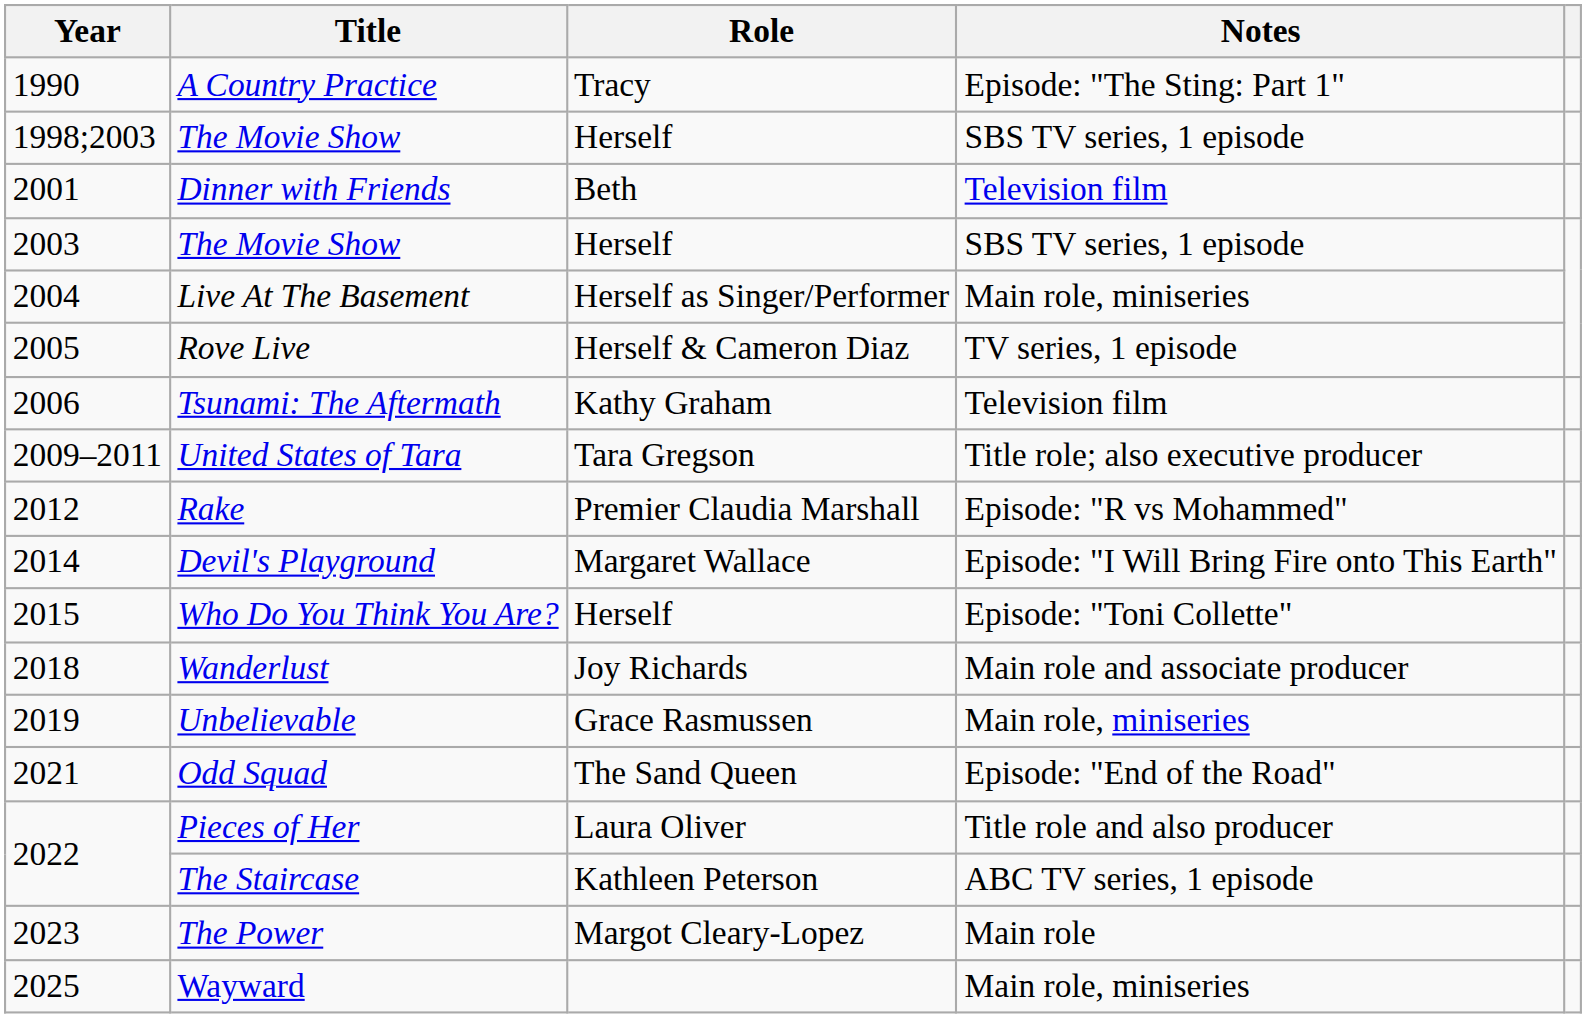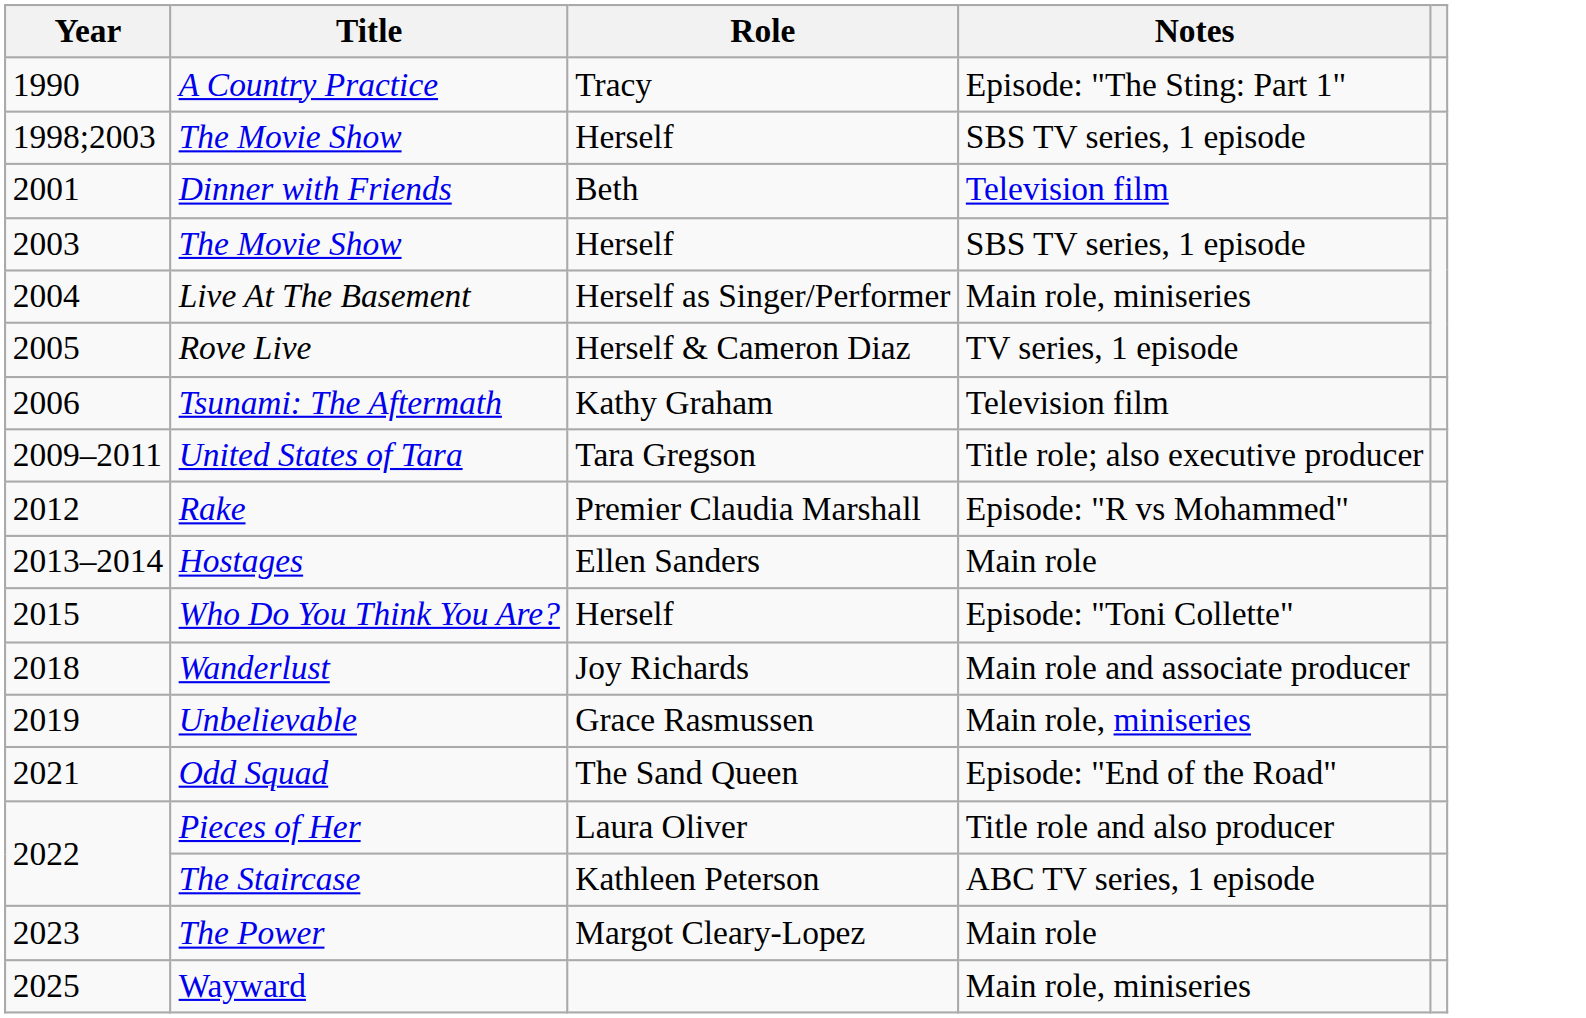+ row: (88, 561)
- row: (46, 561)
